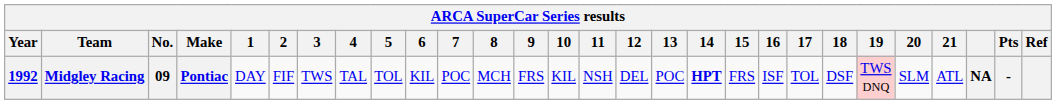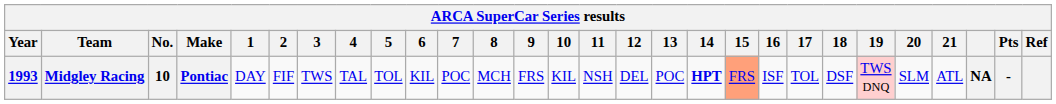(23, 77) 1992 -> (23, 77) 1993
(162, 77) 09 -> (162, 77) 10
(742, 77) no background -> (742, 77) lightsalmon background
